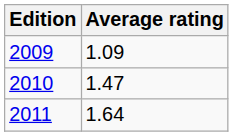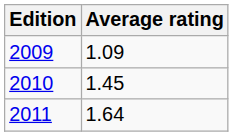(105, 83) 1.47 -> (105, 83) 1.45
